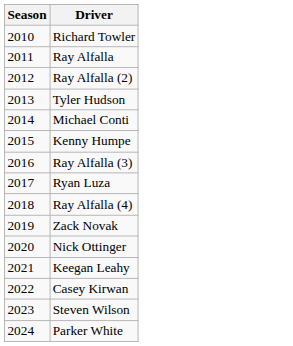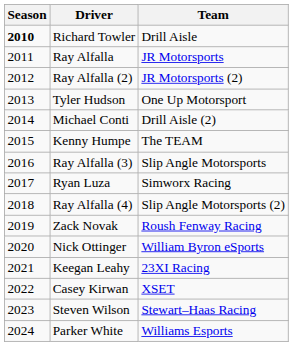+ column: (213, 15)
(21, 36) normal -> (21, 36) bold
